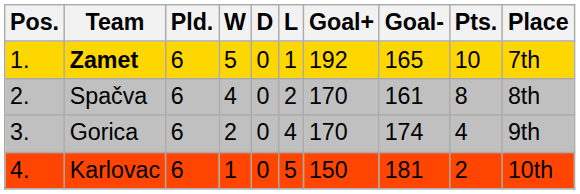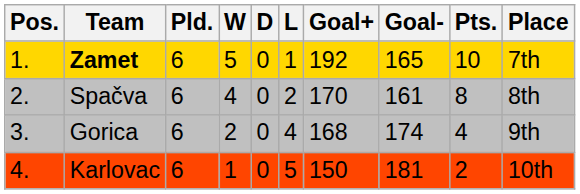(328, 133) 170 -> (328, 133) 168
